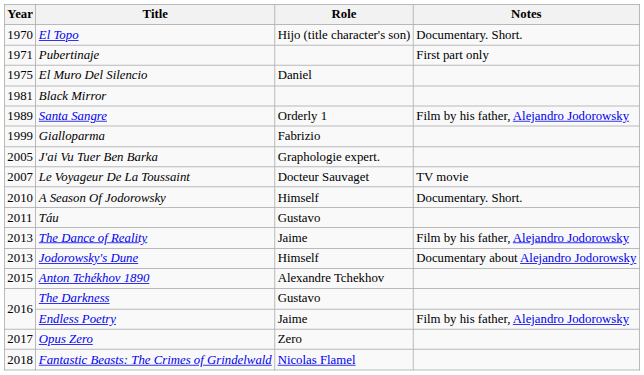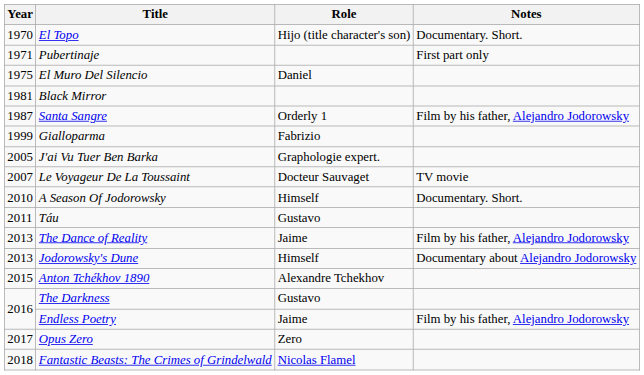(20, 116) 1989 -> (20, 116) 1987
